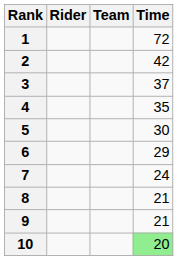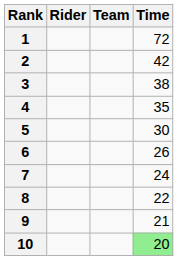(162, 84) 37 -> (162, 84) 38
(162, 152) 29 -> (162, 152) 26
(162, 198) 21 -> (162, 198) 22
